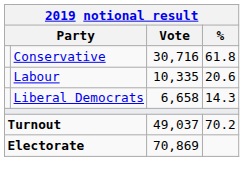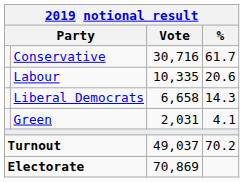(220, 56) 61.8 -> (220, 56) 61.7
+ row: (33, 119)
